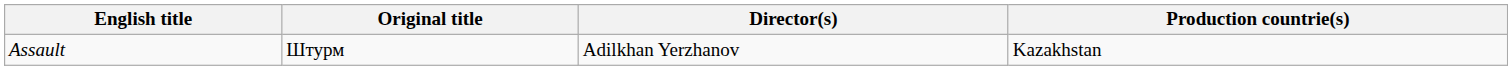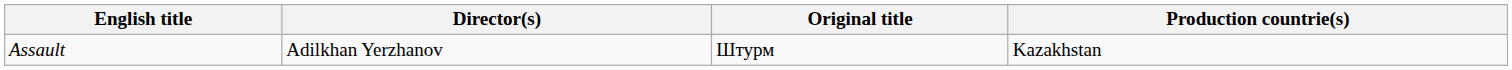columns swapped: (430, 19) <-> (793, 19)
